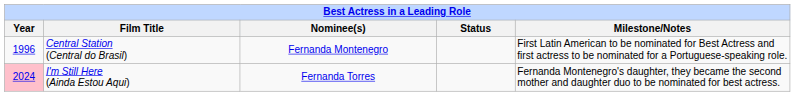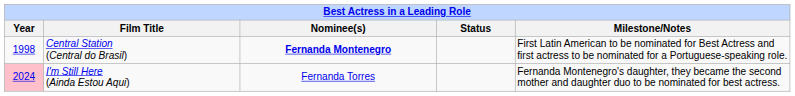(24, 50) 1996 -> (24, 50) 1998
(338, 50) normal -> (338, 50) bold
